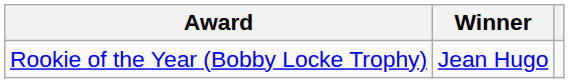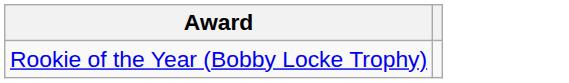- column: (493, 22)
